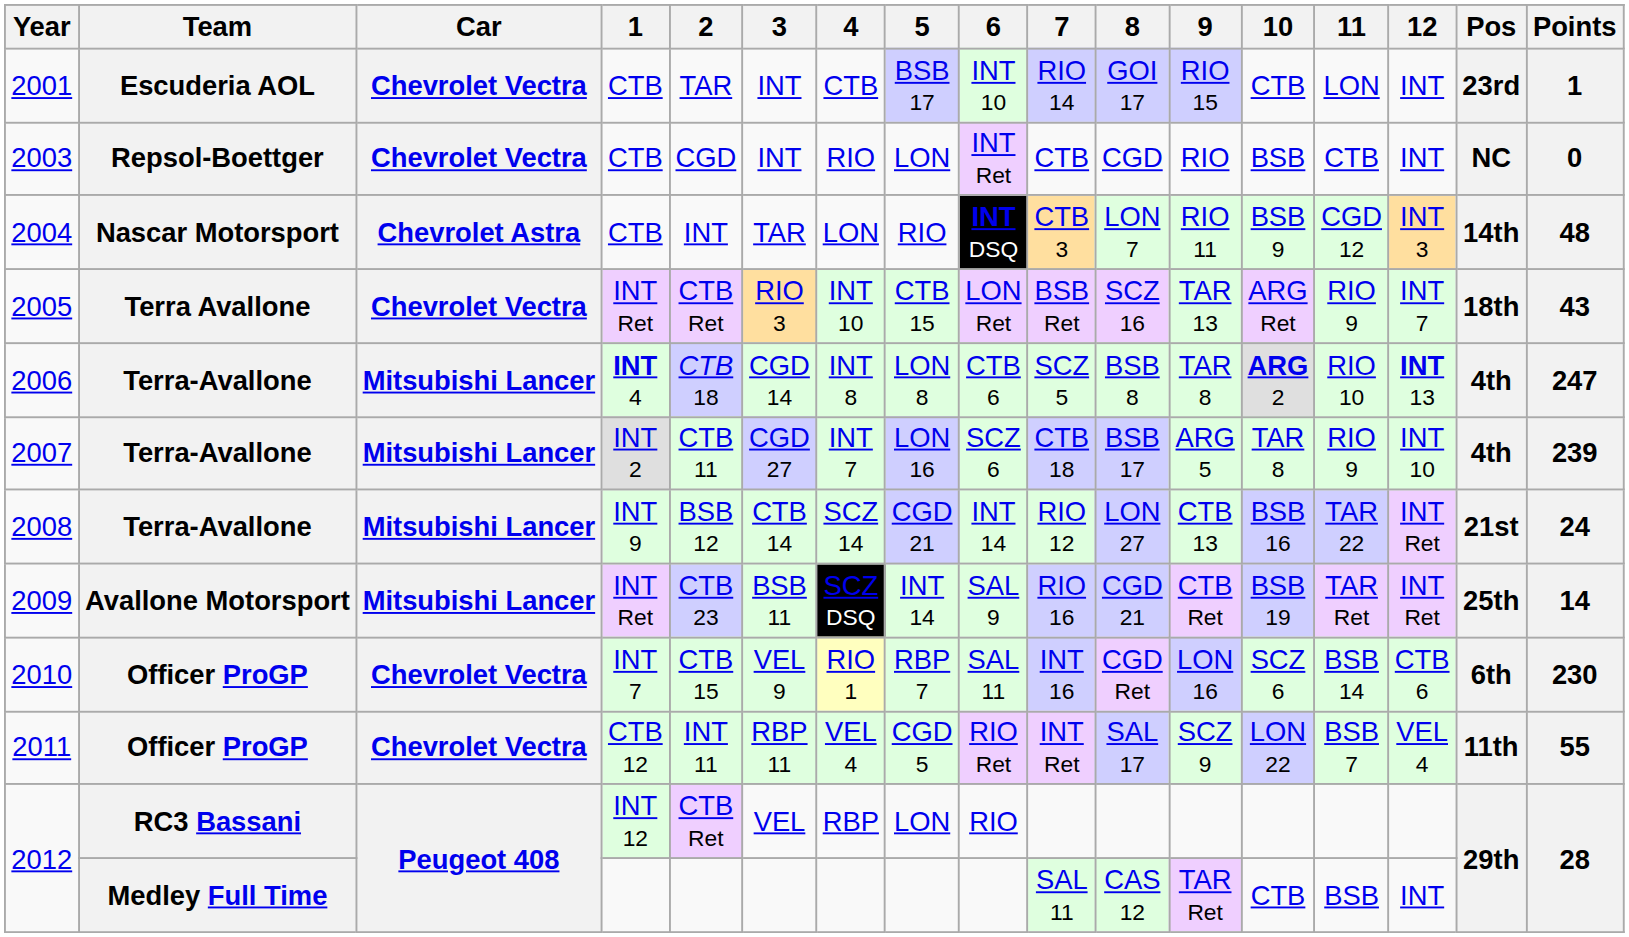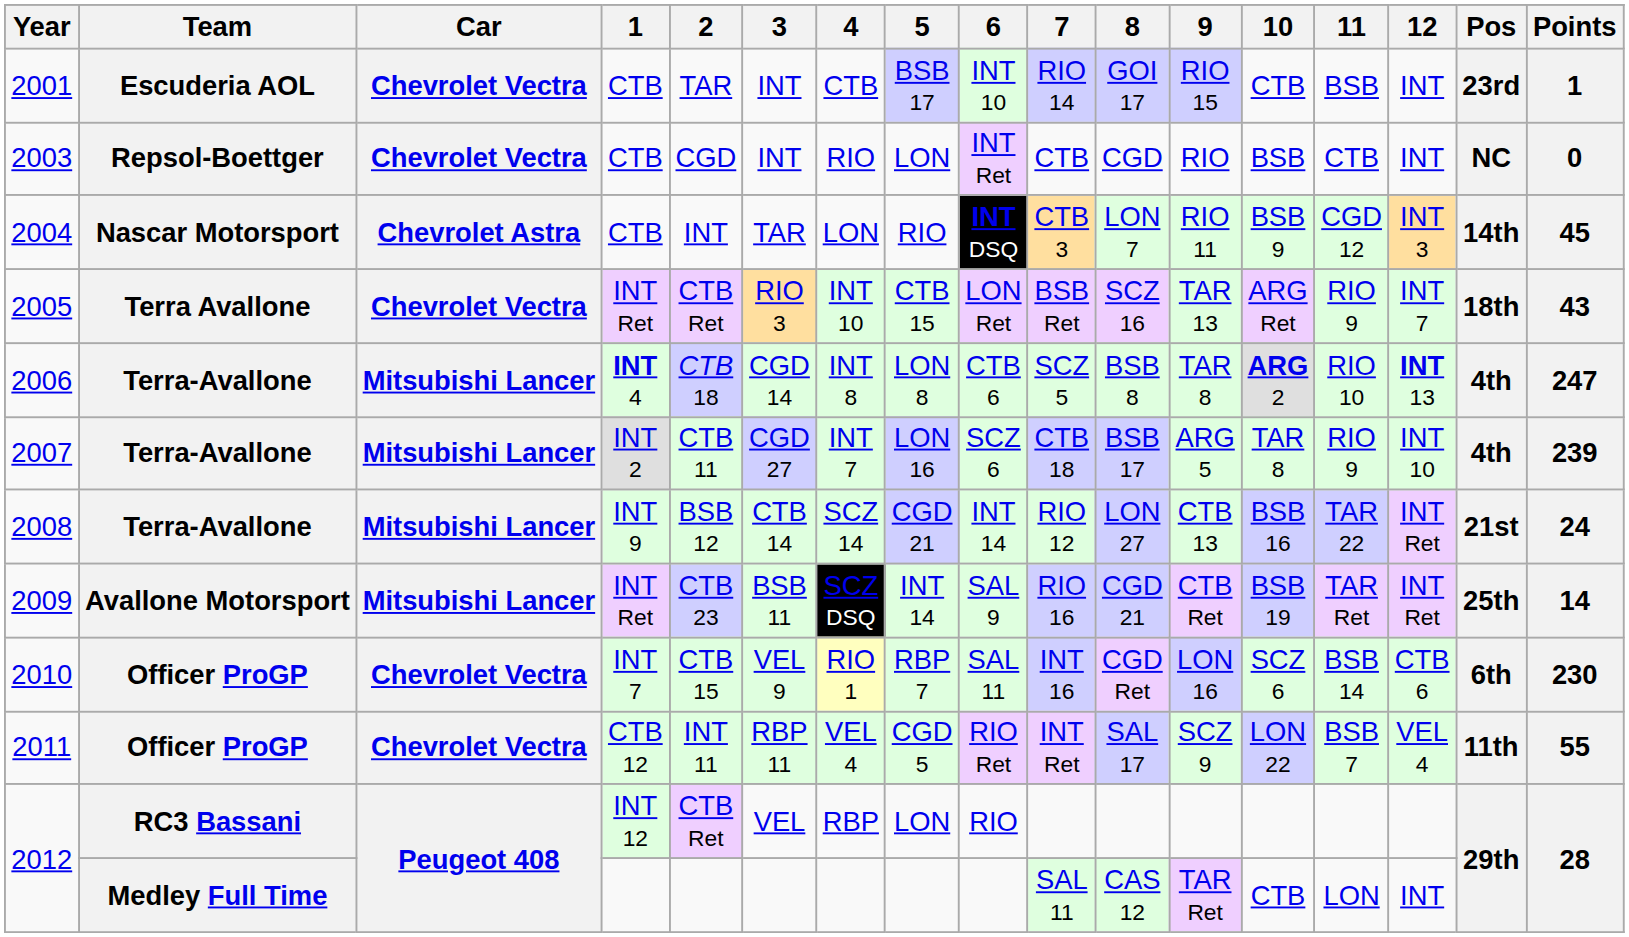(1352, 85) LON -> (1352, 85) BSB
(1575, 233) 48 -> (1575, 233) 45
(1352, 895) BSB -> (1352, 895) LON
